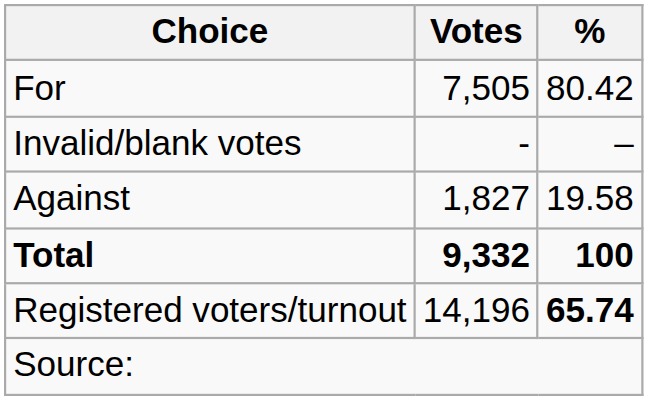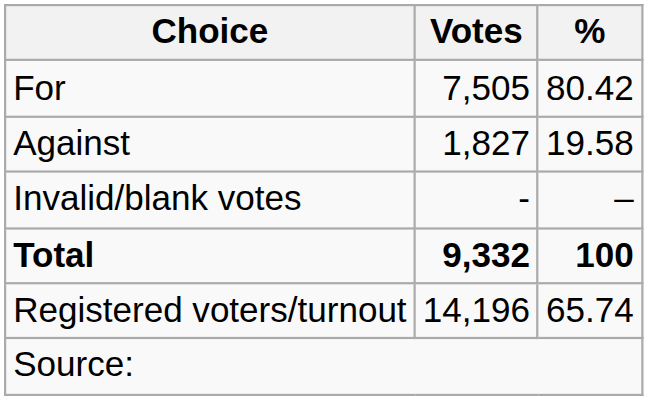rows swapped: (72, 198) <-> (157, 143)
(590, 310) bold -> (590, 310) normal
